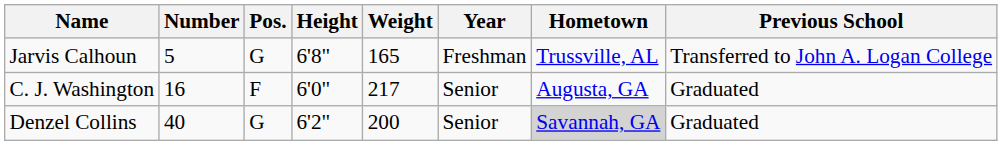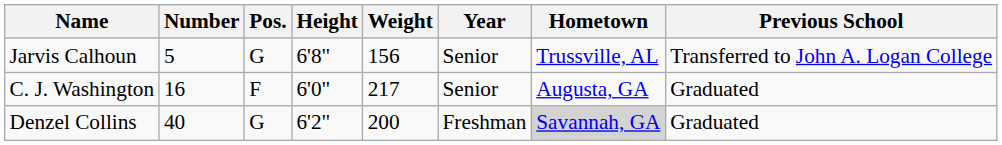(384, 55) 165 -> (384, 55) 156
(484, 55) Freshman -> (470, 55) Senior
(470, 122) Senior -> (484, 122) Freshman
